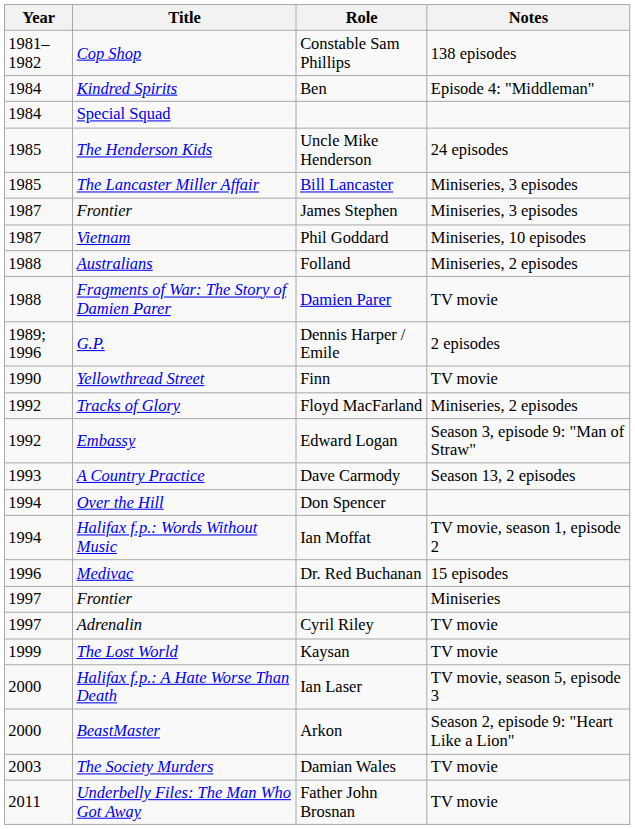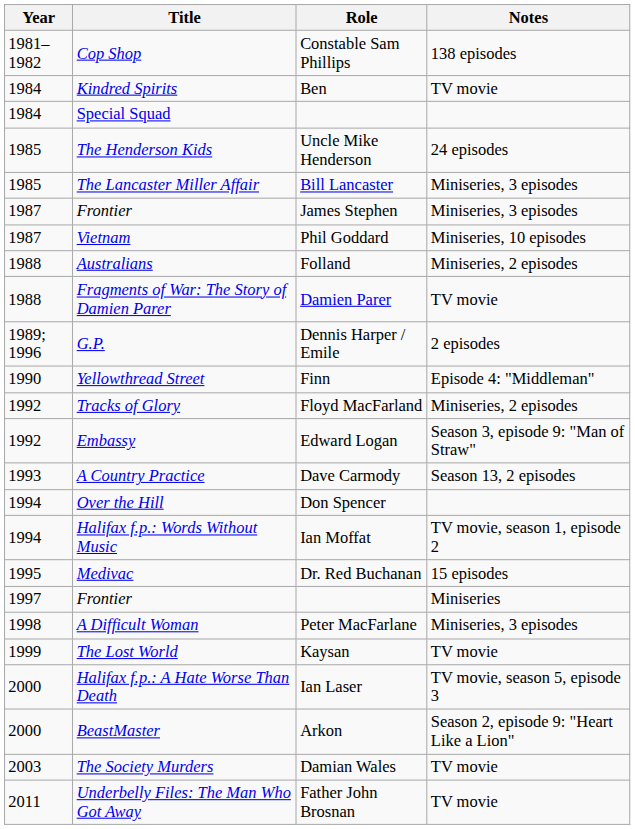(513, 88) Episode 4: "Middleman" -> (464, 88) TV movie
(464, 379) TV movie -> (513, 379) Episode 4: "Middleman"
(25, 573) 1996 -> (25, 573) 1995
- row: (109, 625)
+ row: (138, 625)
